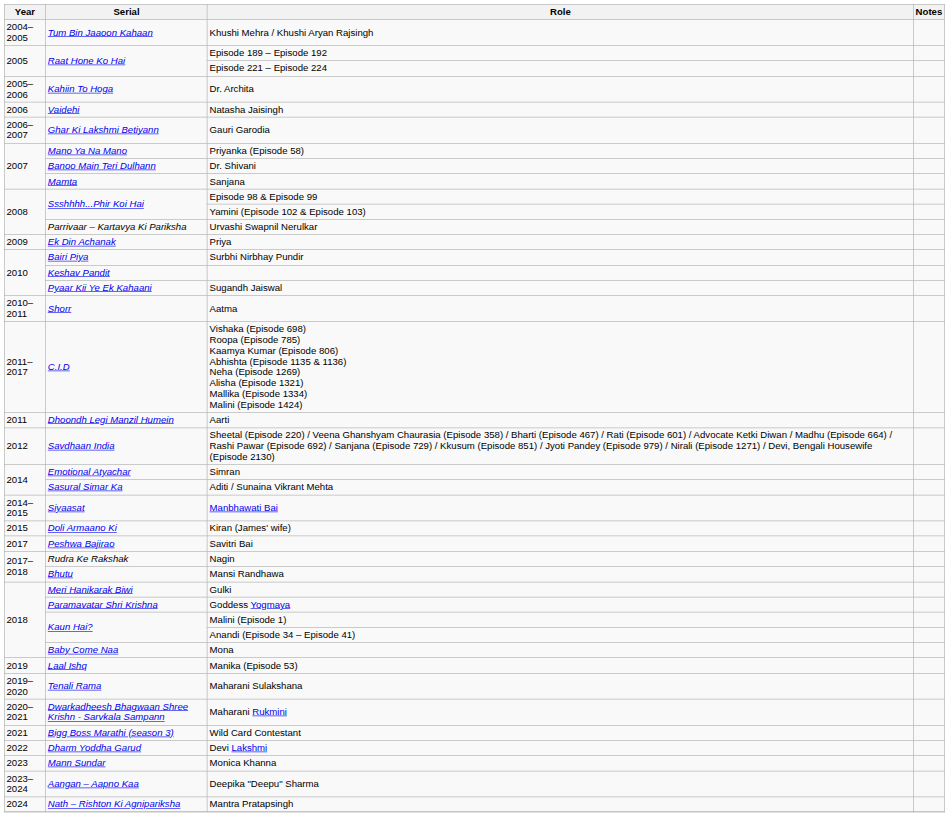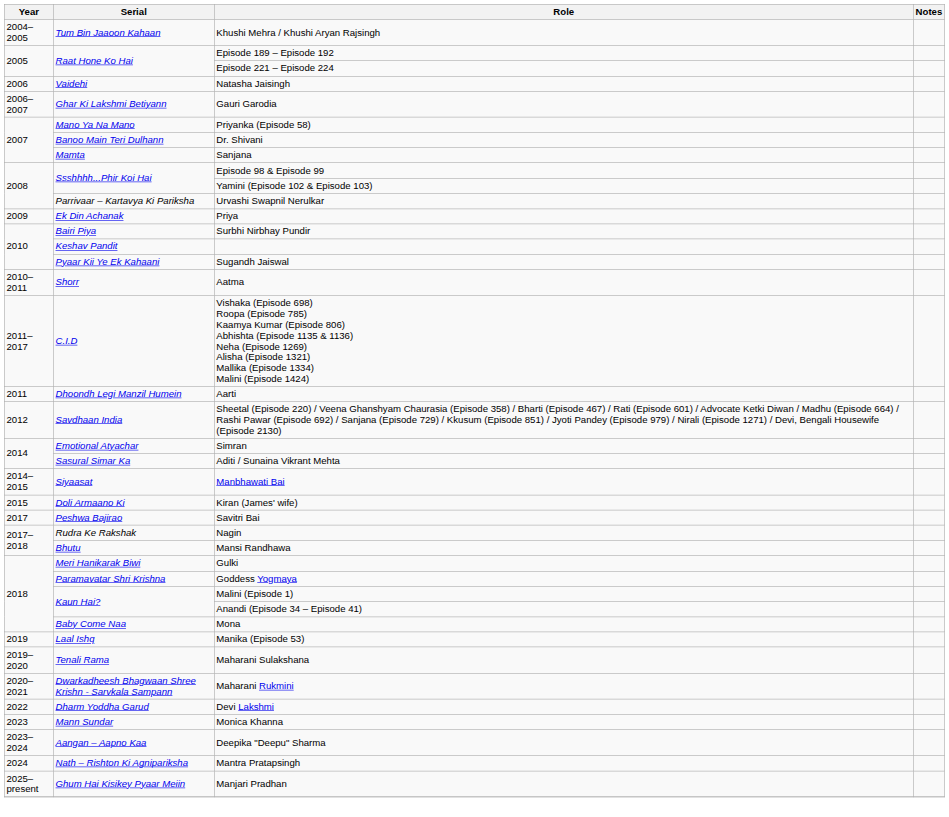- row: (80, 89)
- row: (111, 733)
+ row: (120, 784)
